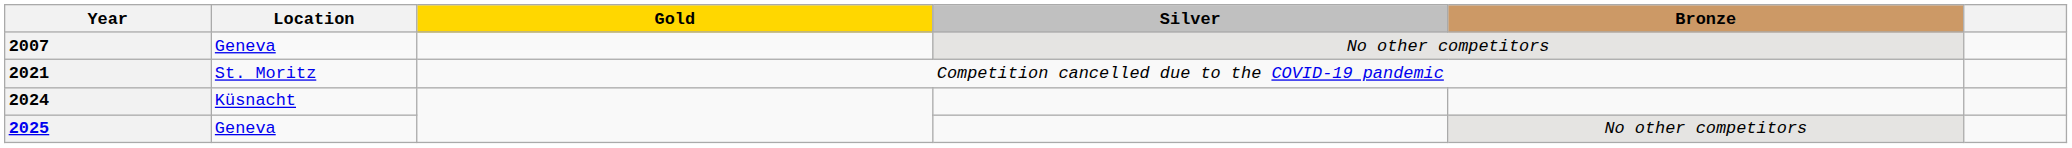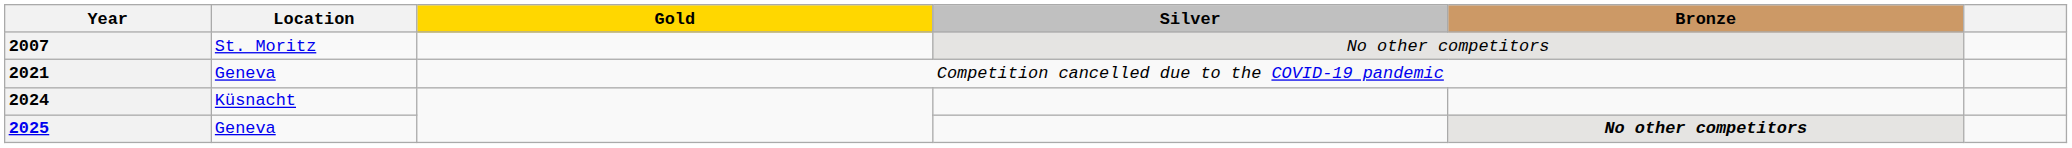(245, 46) Geneva -> (266, 46) St. Moritz
(266, 74) St. Moritz -> (245, 74) Geneva
(1706, 129) normal -> (1706, 129) bold
